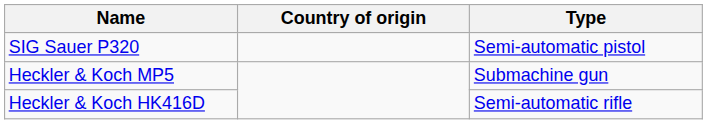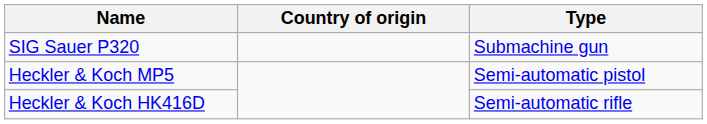(559, 47) Semi-automatic pistol -> (541, 47) Submachine gun
(541, 75) Submachine gun -> (559, 75) Semi-automatic pistol
